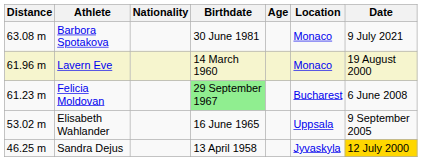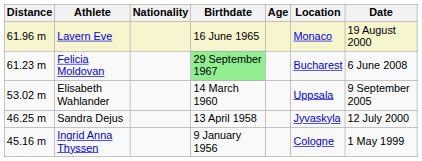- row: (83, 36)
(216, 65) 14 March 1960 -> (226, 36) 16 June 1965
(226, 124) 16 June 1965 -> (216, 95) 14 March 1960
(378, 148) gold background -> (378, 118) no background
+ row: (85, 142)
